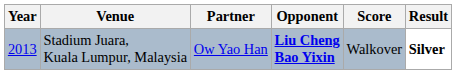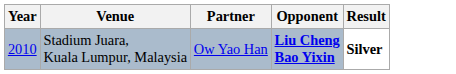- column: (374, 16)
(22, 49) 2013 -> (22, 49) 2010
